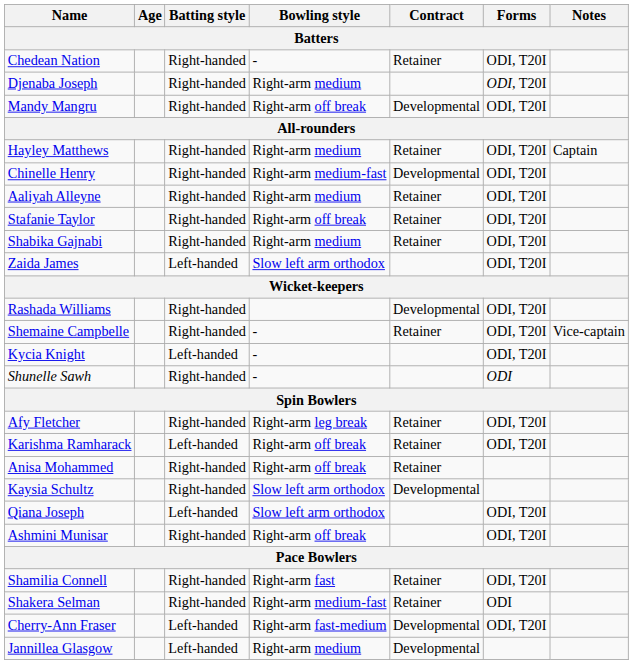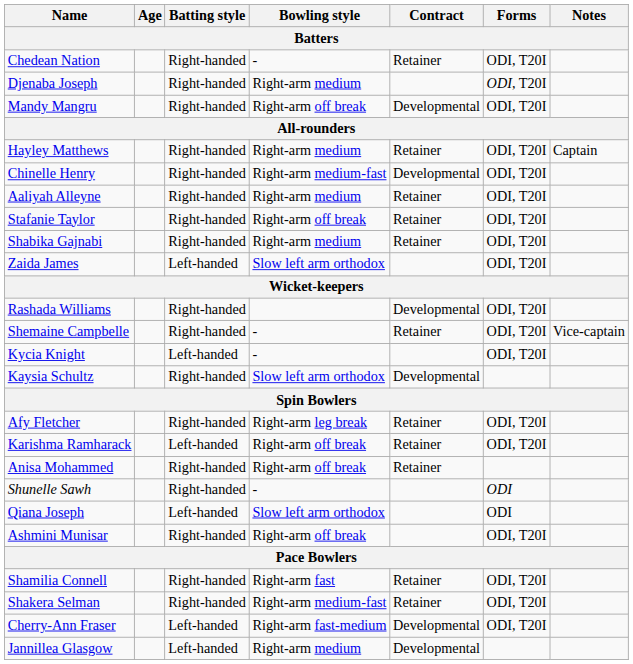rows swapped: (49, 377) <-> (51, 490)
(517, 512) ODI, T20I -> (499, 512) ODI
(499, 602) ODI -> (517, 602) ODI, T20I
